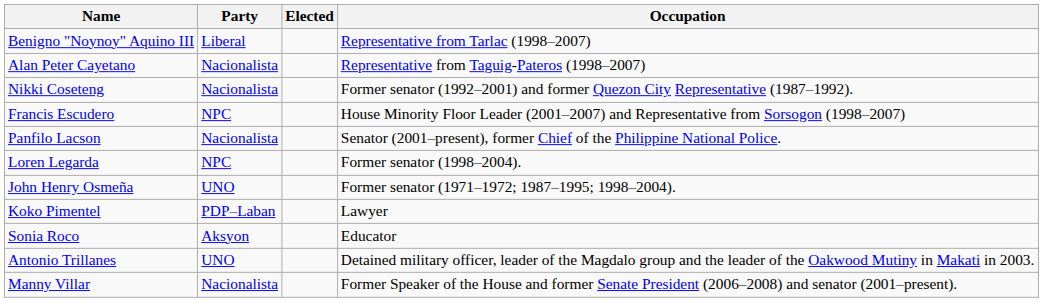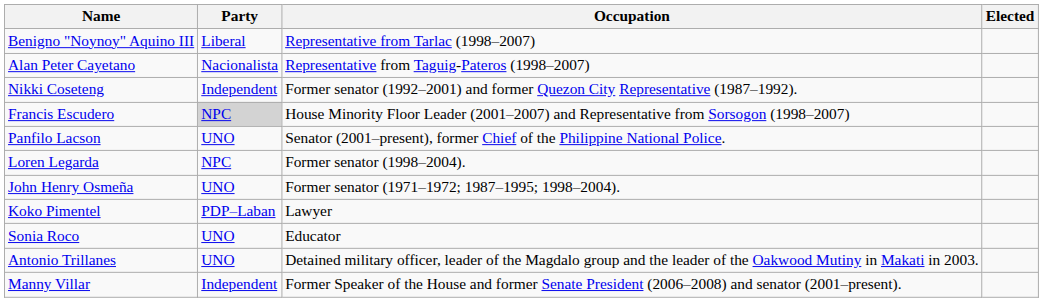columns swapped: (688, 16) <-> (309, 16)
(240, 89) Nacionalista -> (239, 89) Independent
(216, 114) no background -> (216, 114) lightgrey background
(240, 138) Nacionalista -> (218, 138) UNO
(225, 235) Aksyon -> (218, 235) UNO
(240, 284) Nacionalista -> (239, 284) Independent
